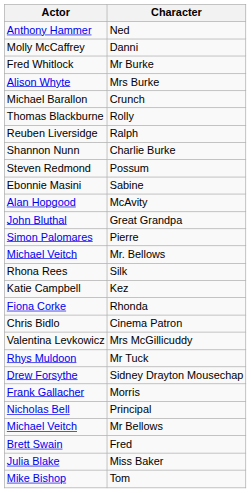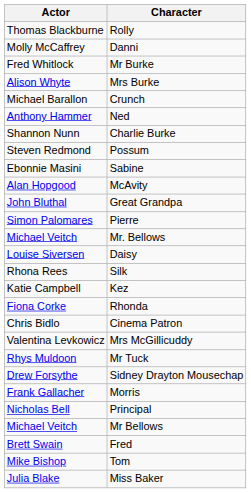rows swapped: (120, 30) <-> (122, 116)
- row: (124, 133)
+ row: (123, 254)
rows swapped: (137, 461) <-> (120, 479)
